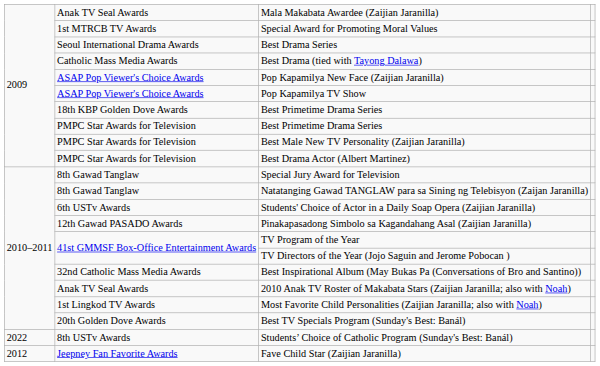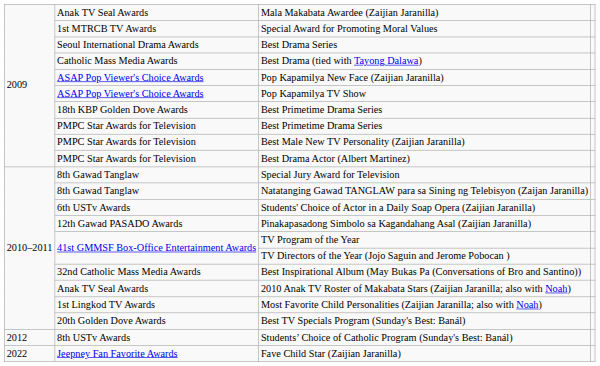(17, 337) 2022 -> (17, 337) 2012
(17, 353) 2012 -> (17, 353) 2022
